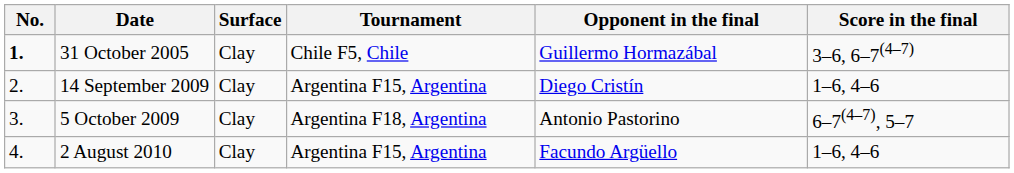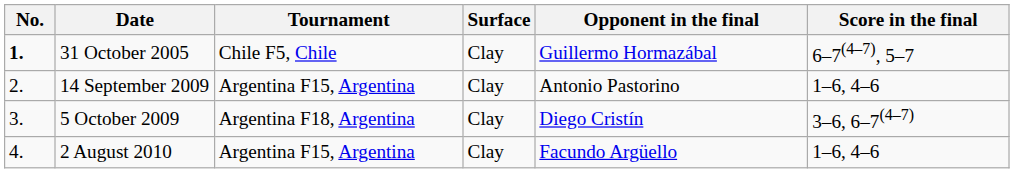columns swapped: (410, 19) <-> (250, 19)
(863, 52) 3–6, 6–7(4–7) -> (863, 52) 6–7(4–7), 5–7
(591, 85) Diego Cristín -> (609, 85) Antonio Pastorino
(609, 118) Antonio Pastorino -> (591, 118) Diego Cristín
(863, 118) 6–7(4–7), 5–7 -> (863, 118) 3–6, 6–7(4–7)
